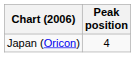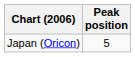(106, 43) 4 -> (106, 43) 5
